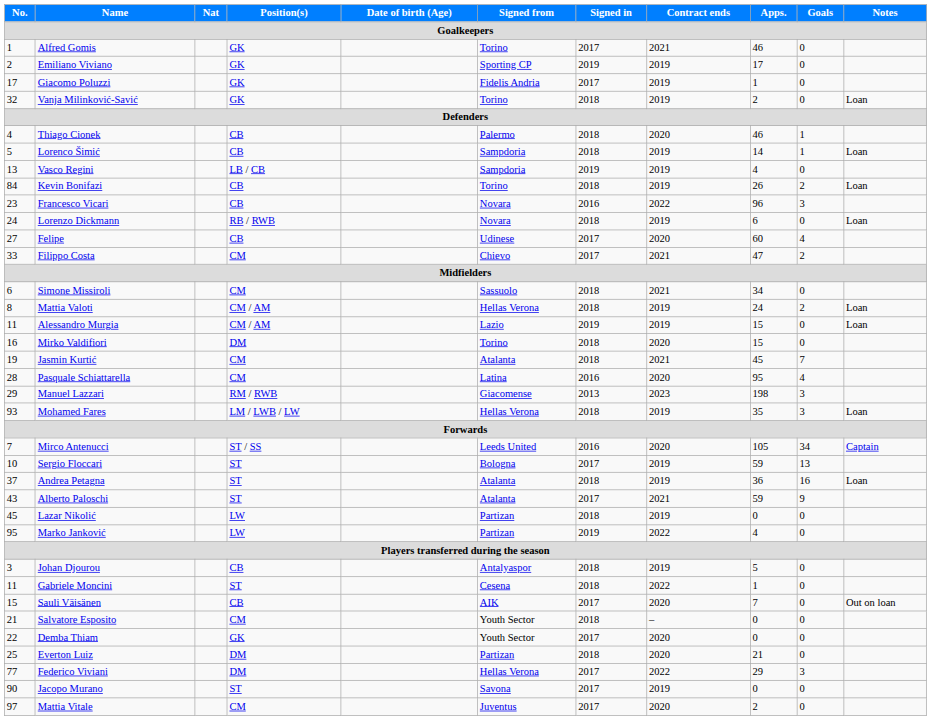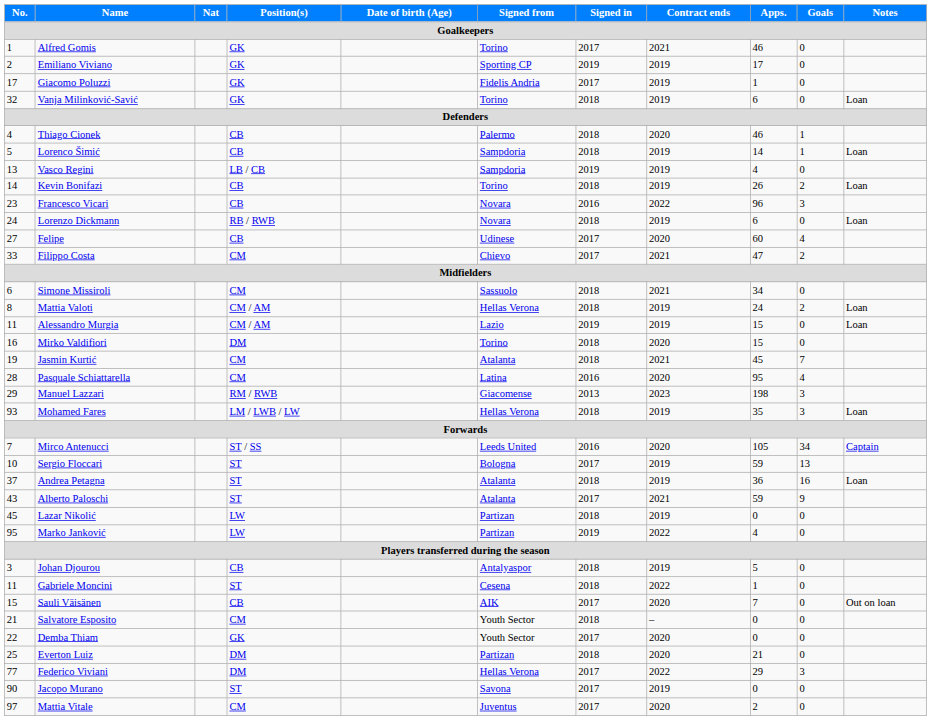(755, 100) 2 -> (755, 100) 6
(12, 186) 84 -> (12, 186) 14
